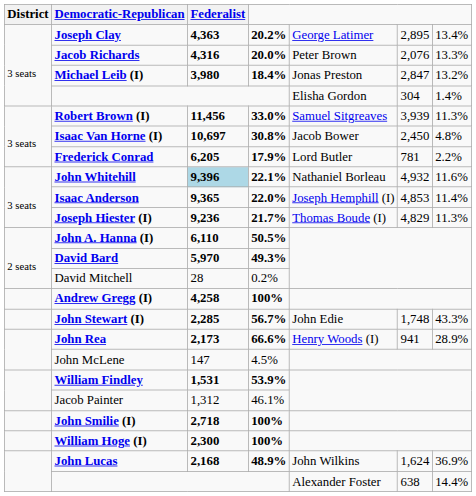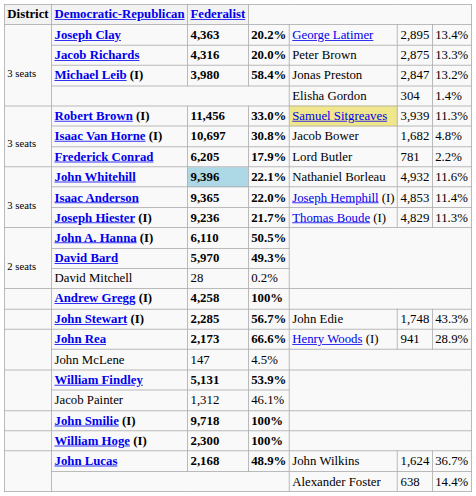(415, 55) 2,076 -> (415, 55) 2,875
(269, 75) 18.4% -> (269, 75) 58.4%
(340, 116) no background -> (340, 116) khaki background
(415, 136) 2,450 -> (415, 136) 1,682
(205, 380) 1,531 -> (205, 380) 5,131
(205, 420) 2,718 -> (205, 420) 9,718
(452, 461) 36.9% -> (452, 461) 36.7%
